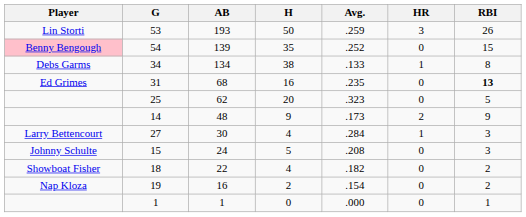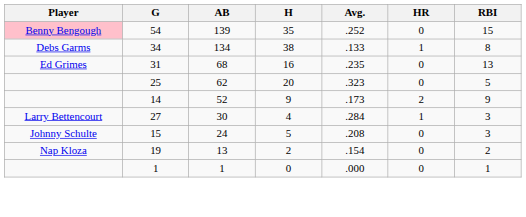- row: (156, 30)
(488, 82) bold -> (488, 64) normal
(222, 116) 48 -> (222, 99) 52
- row: (156, 168)
(222, 185) 16 -> (222, 151) 13
